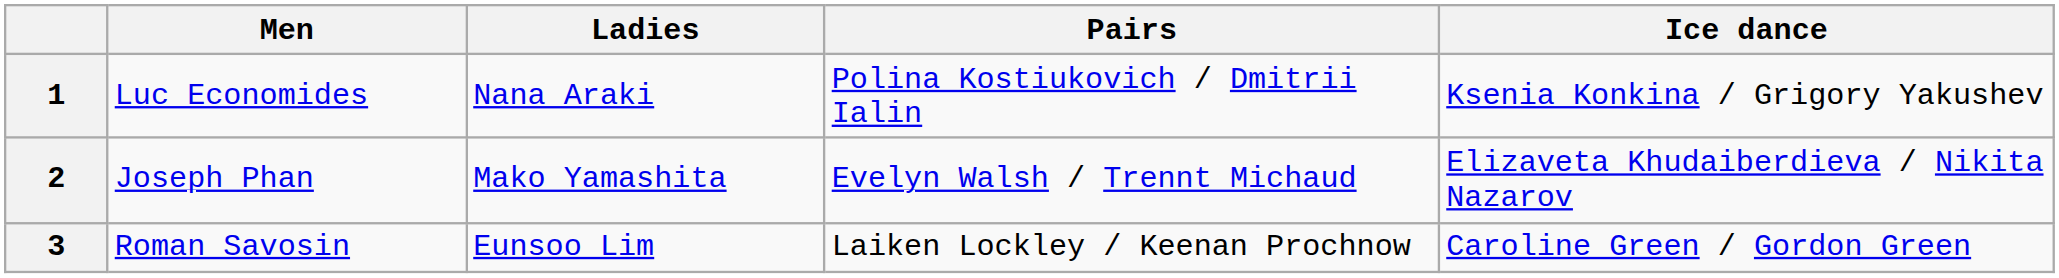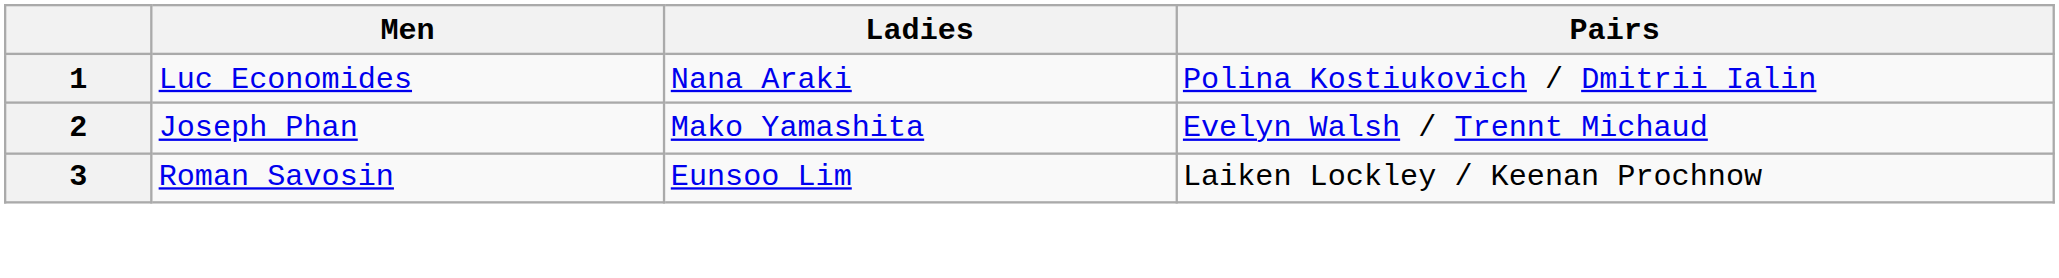- column: (1746, 30)
